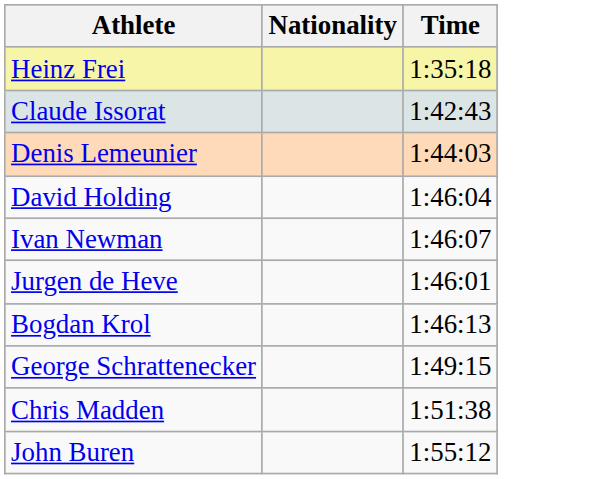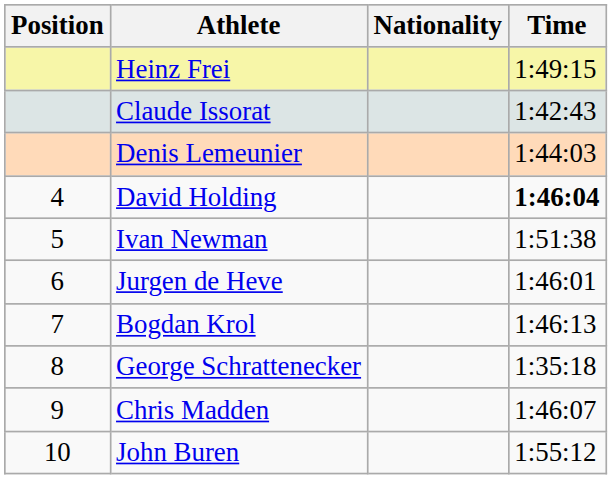+ column: (57, 25)
(450, 68) 1:35:18 -> (555, 68) 1:49:15
(450, 196) normal -> (557, 196) bold
(450, 238) 1:46:07 -> (555, 238) 1:51:38
(450, 366) 1:49:15 -> (555, 366) 1:35:18
(450, 409) 1:51:38 -> (555, 409) 1:46:07
